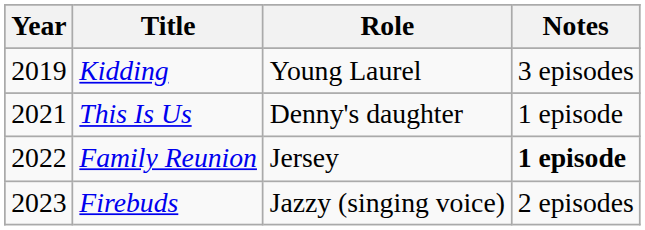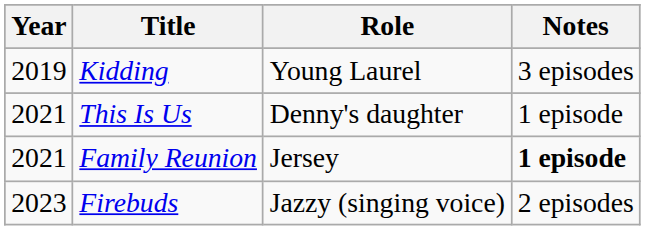(39, 158) 2022 -> (39, 158) 2021
